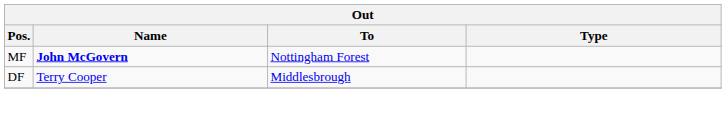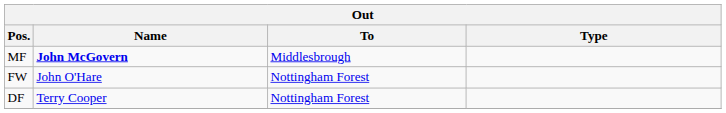(320, 56) Nottingham Forest -> (311, 56) Middlesbrough
+ row: (17, 77)
(311, 77) Middlesbrough -> (320, 98) Nottingham Forest
